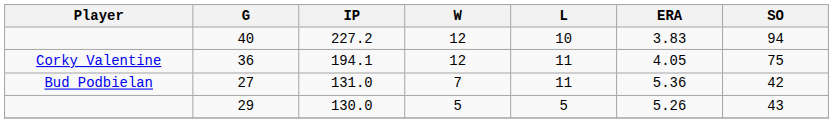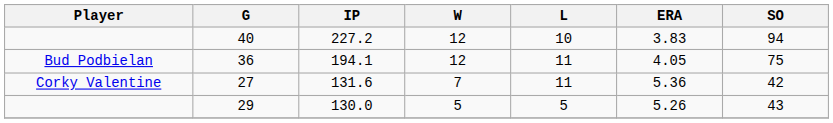(99, 61) Corky Valentine -> (99, 61) Bud Podbielan
(99, 84) Bud Podbielan -> (99, 84) Corky Valentine
(352, 84) 131.0 -> (352, 84) 131.6
